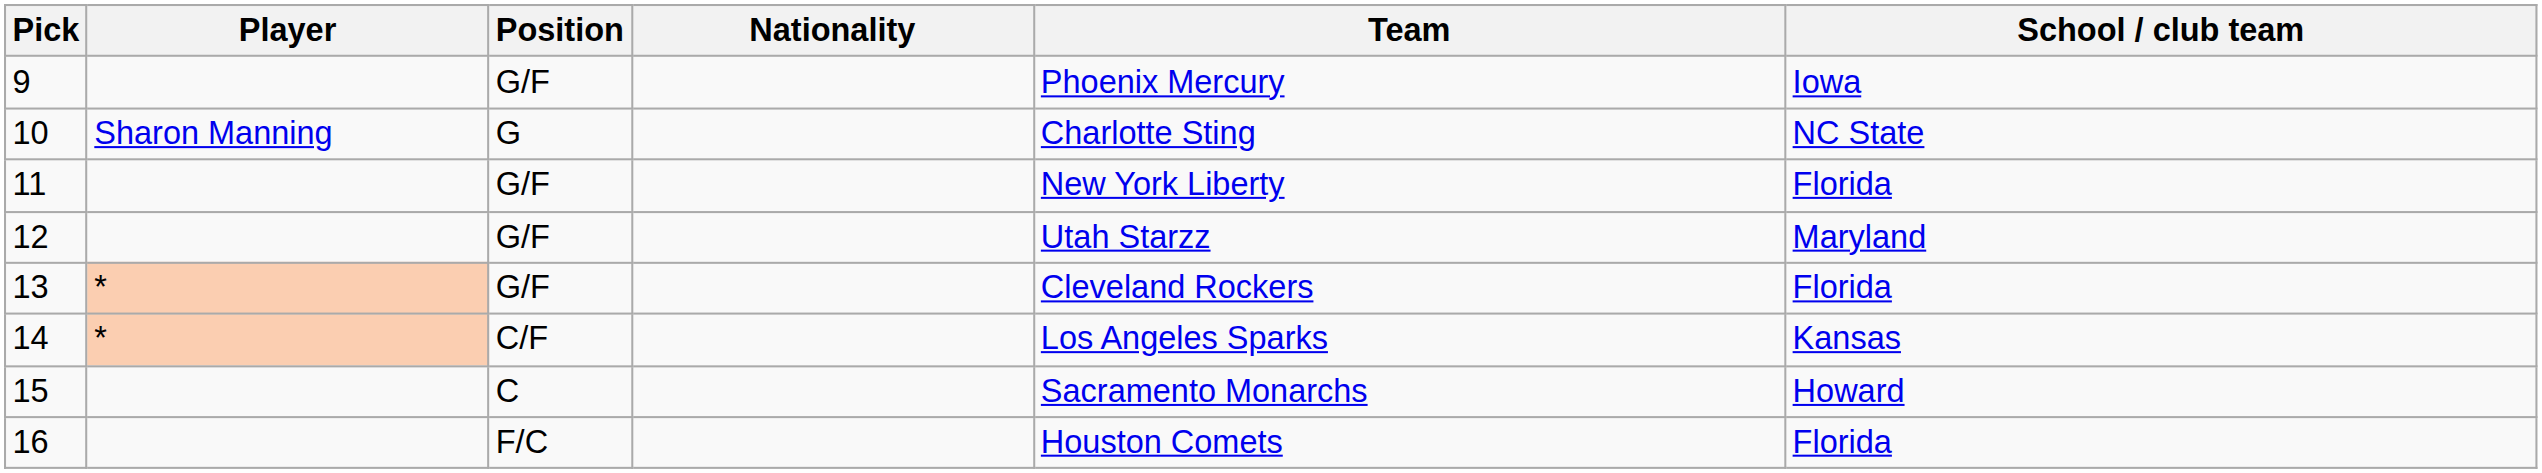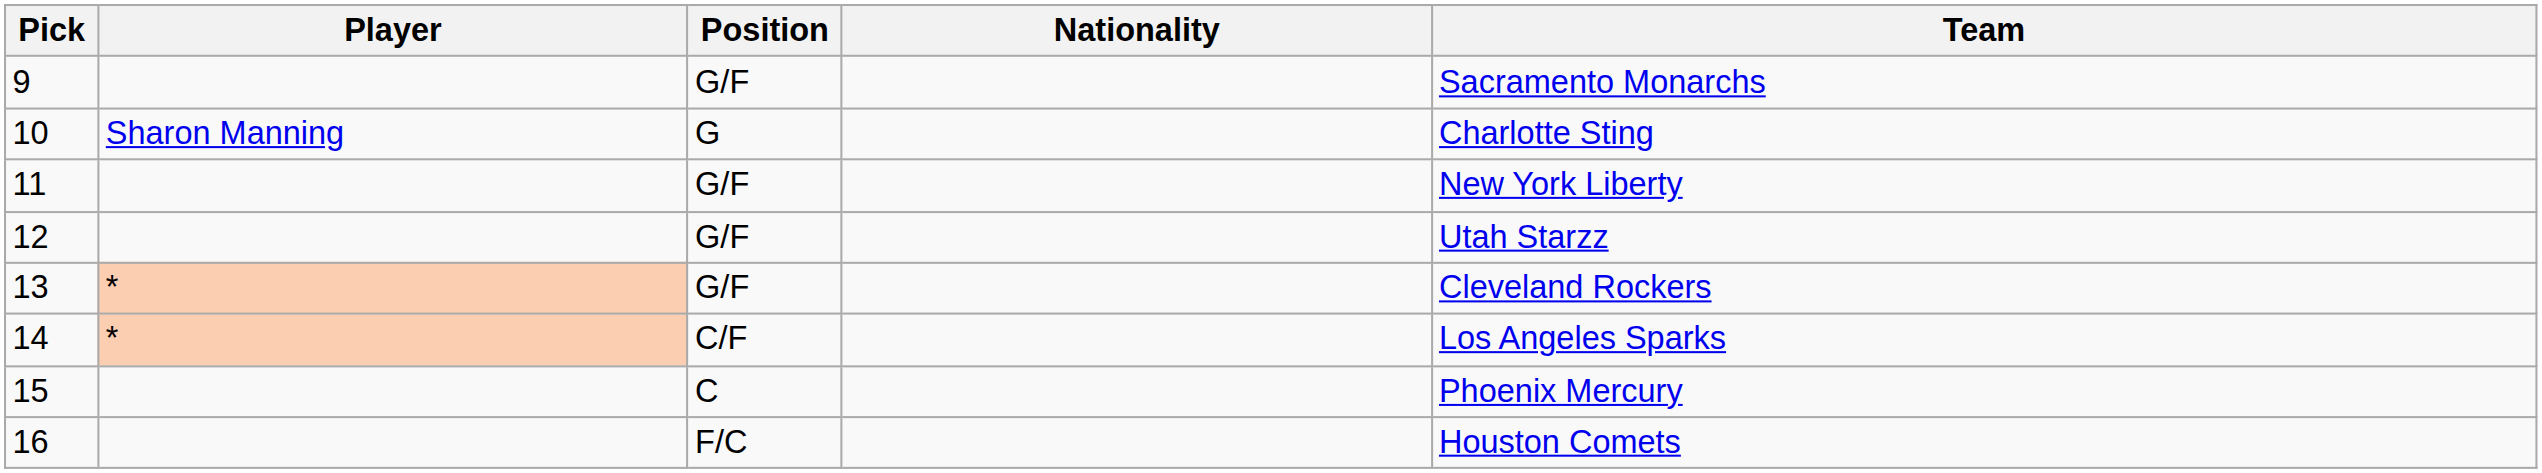- column: (2161, 30)
(1163, 81) Phoenix Mercury -> (1602, 81) Sacramento Monarchs
(1204, 390) Sacramento Monarchs -> (1561, 390) Phoenix Mercury
